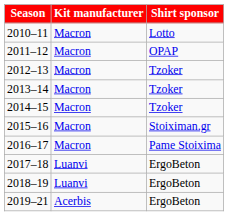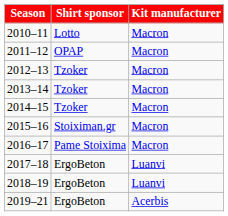columns swapped: (99, 13) <-> (185, 13)
